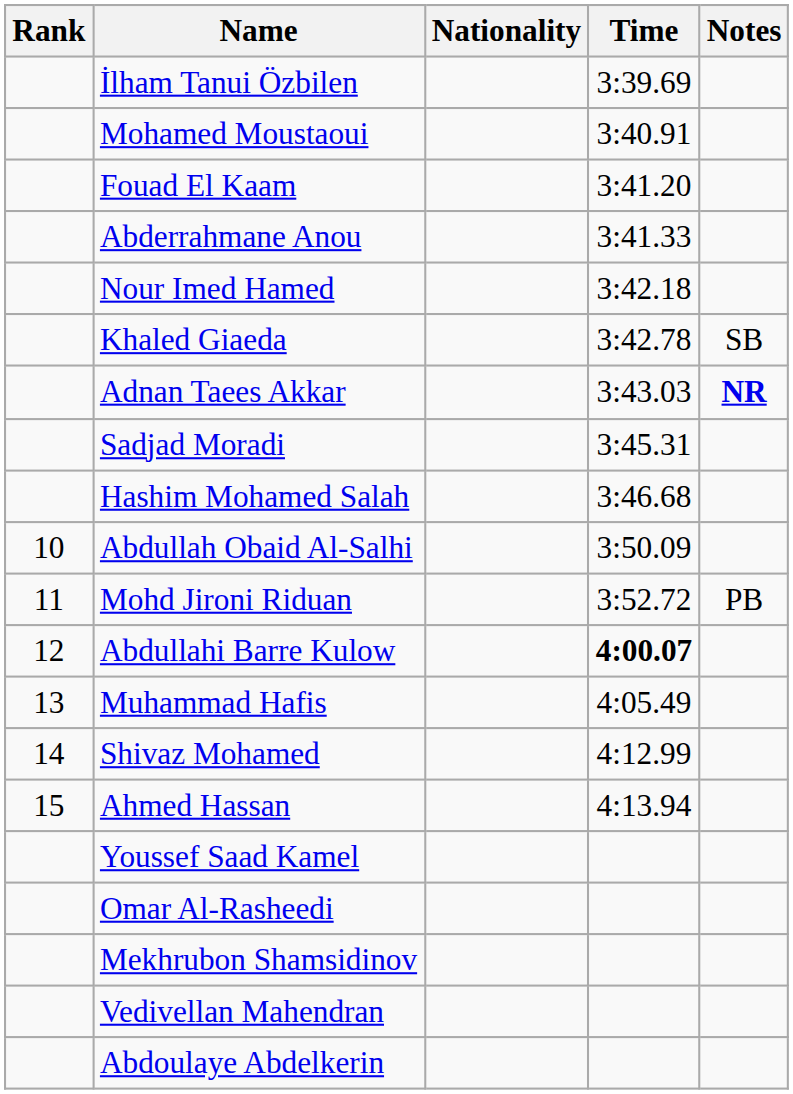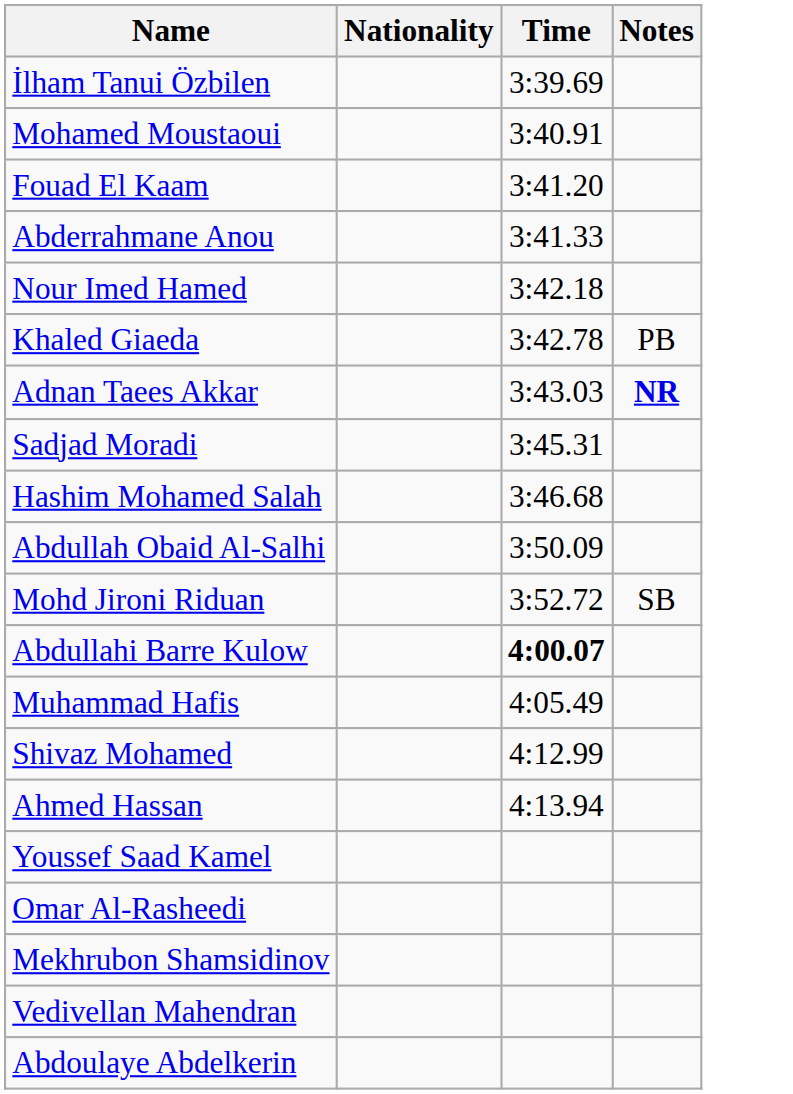- column: (49, 30)
(744, 340) SB -> (656, 340) PB
(744, 598) PB -> (656, 598) SB
